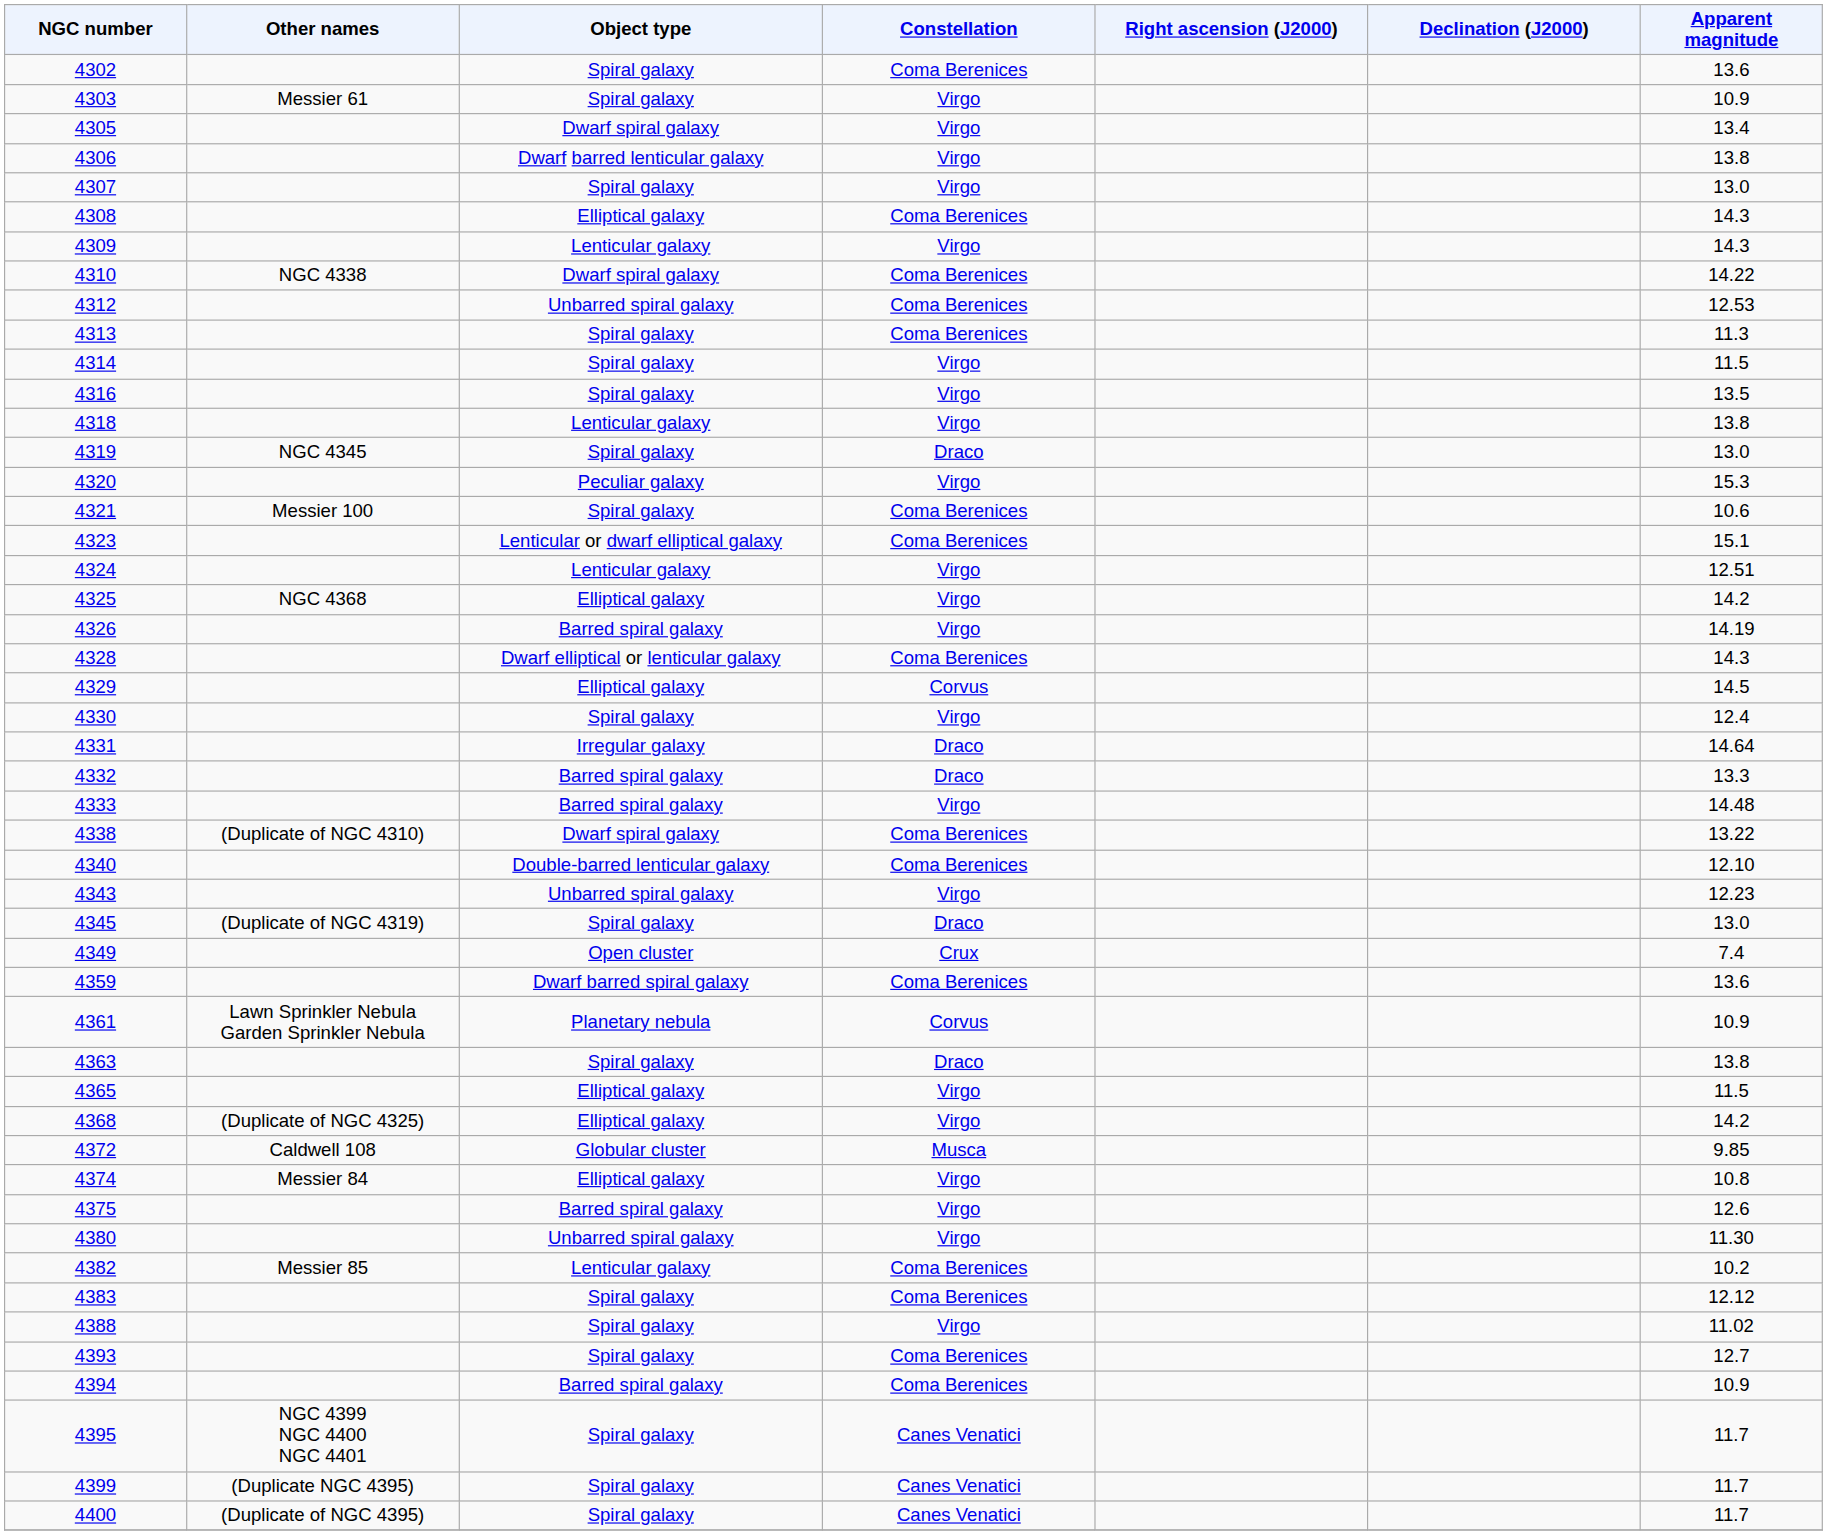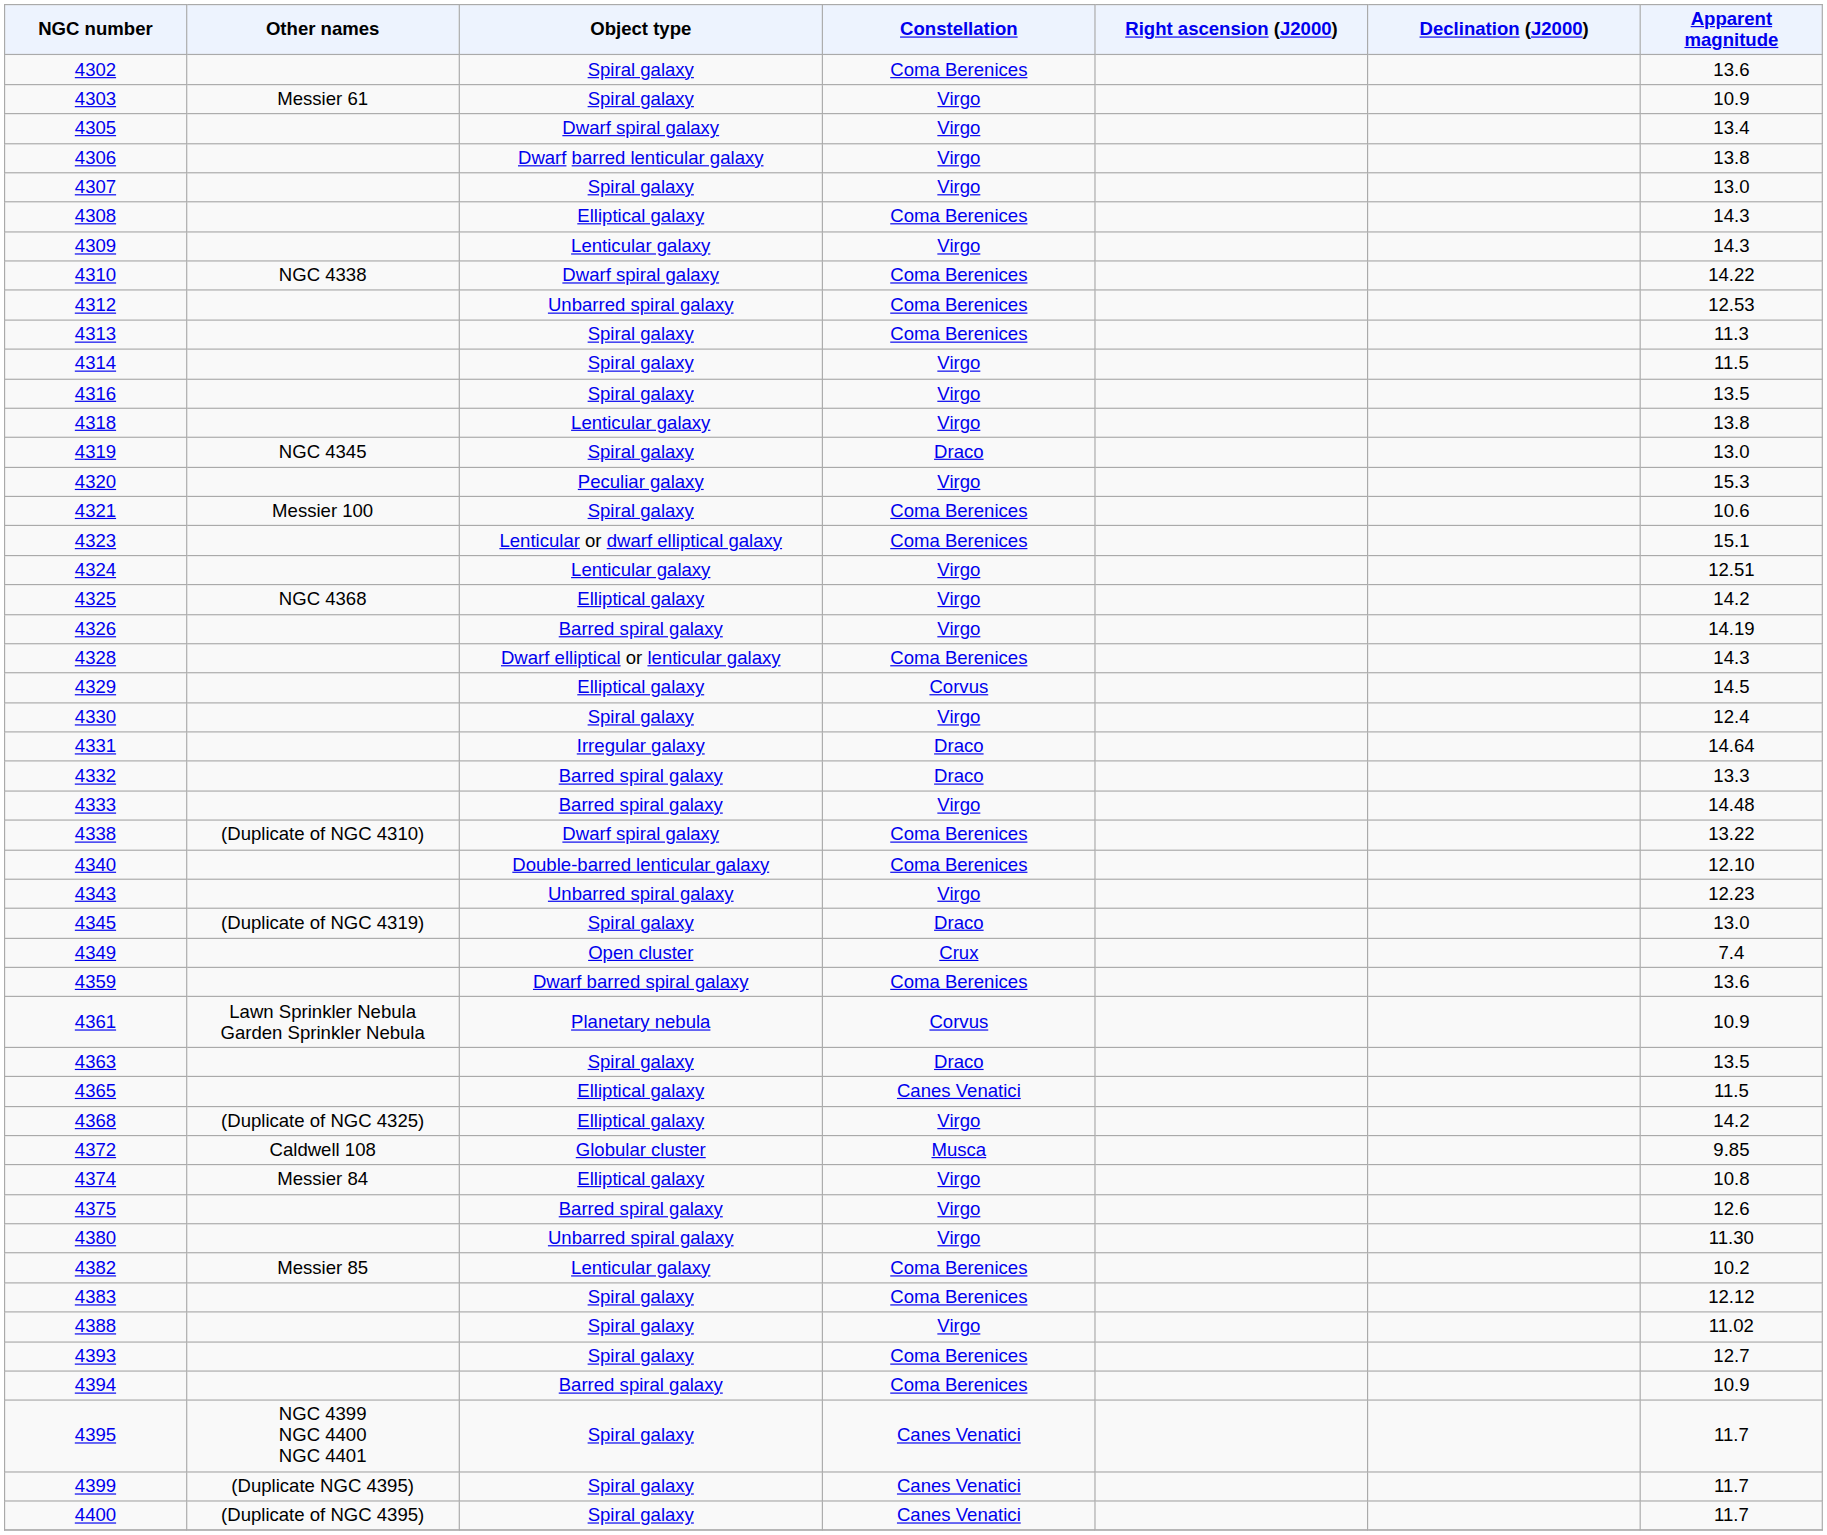(1731, 1061) 13.8 -> (1731, 1061) 13.5
(959, 1091) Virgo -> (959, 1091) Canes Venatici
